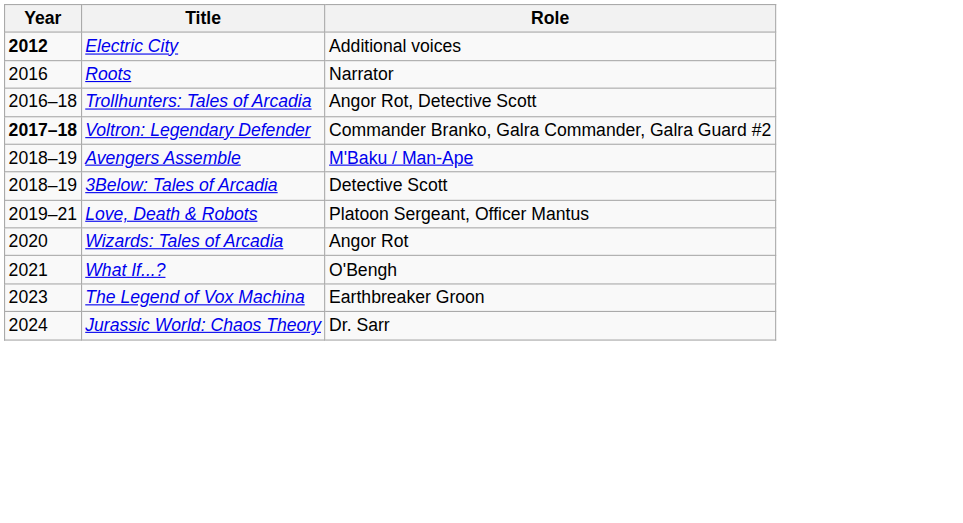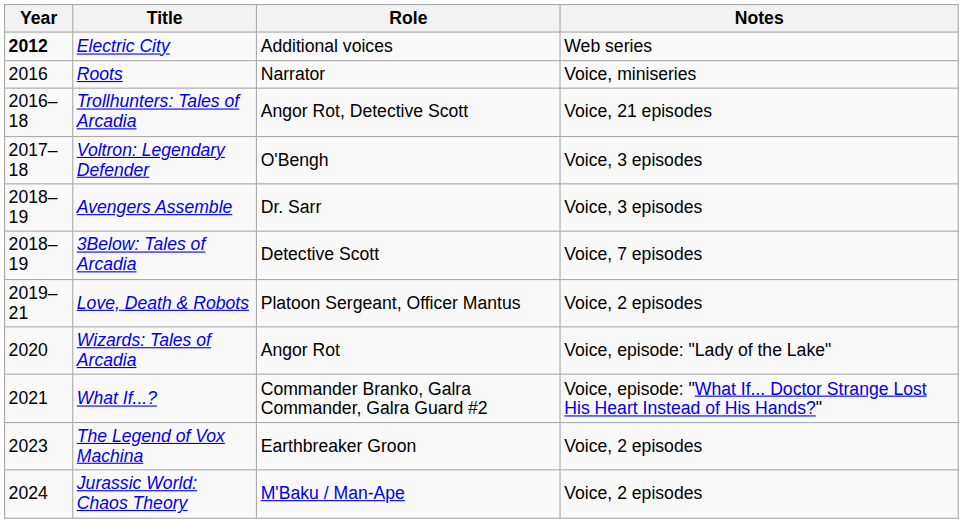+ column: (759, 18)
(43, 130) bold -> (33, 159) normal
(550, 130) Commander Branko, Galra Commander, Galra Guard #2 -> (295, 159) O'Bengh
(401, 158) M'Baku / Man-Ape -> (291, 207) Dr. Sarr
(363, 269) O'Bengh -> (374, 398) Commander Branko, Galra Commander, Galra Guard #2
(359, 325) Dr. Sarr -> (333, 493) M'Baku / Man-Ape
